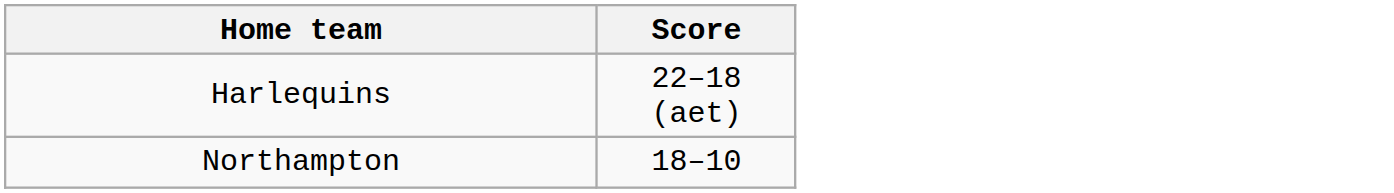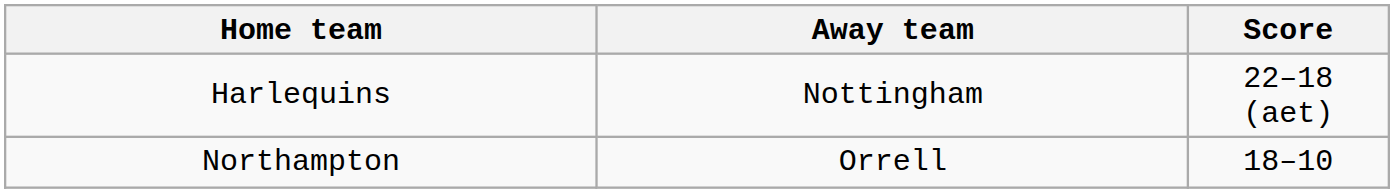+ column: (893, 30)
